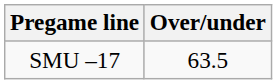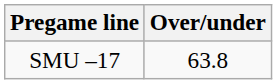(208, 59) 63.5 -> (208, 59) 63.8
